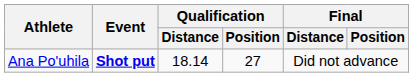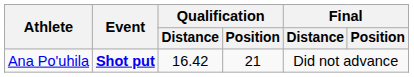(190, 61) 18.14 -> (190, 61) 16.42
(253, 61) 27 -> (253, 61) 21
